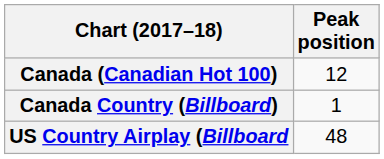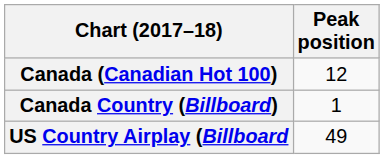(336, 136) 48 -> (336, 136) 49
